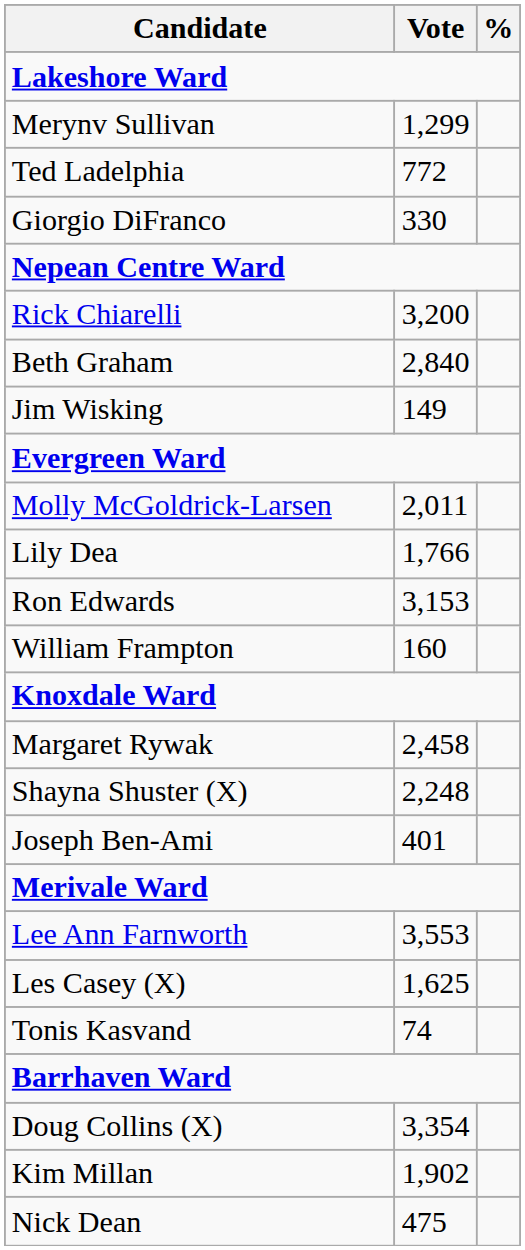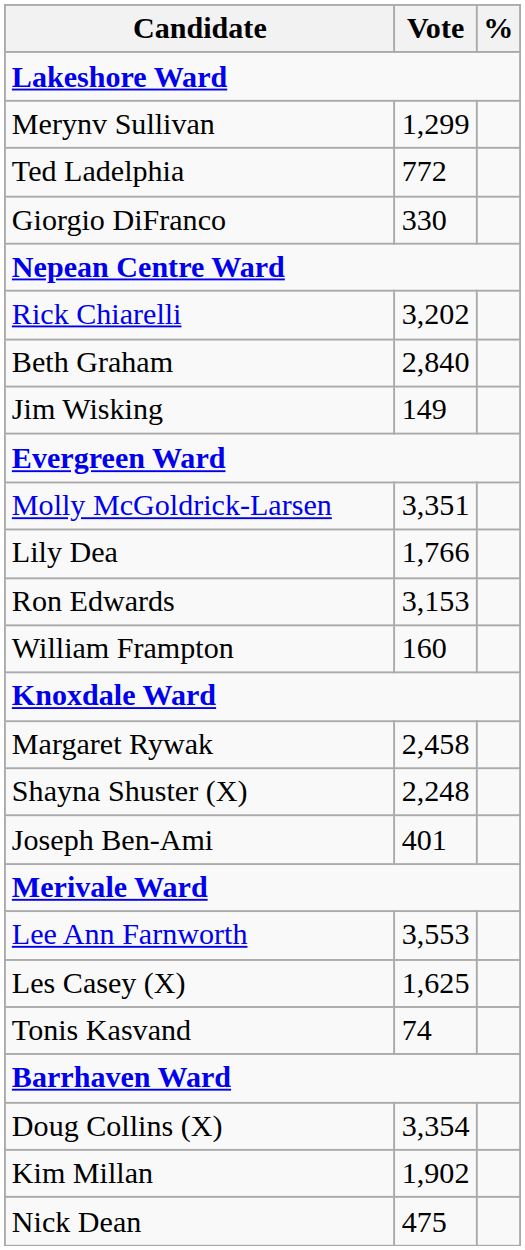(436, 314) 3,200 -> (436, 314) 3,202
(435, 505) 2,011 -> (436, 505) 3,351
